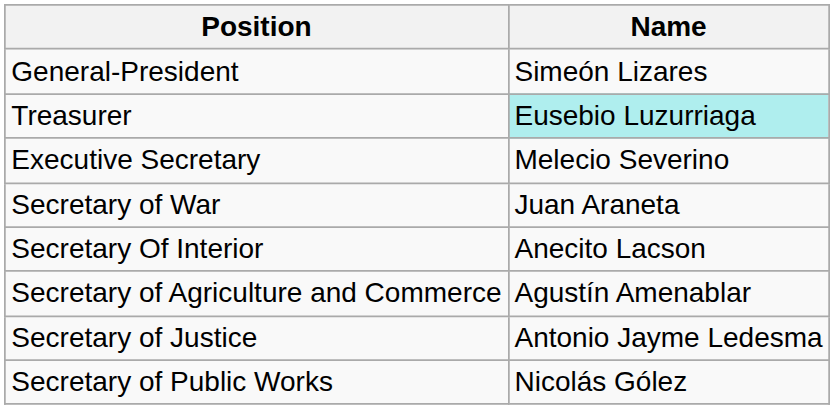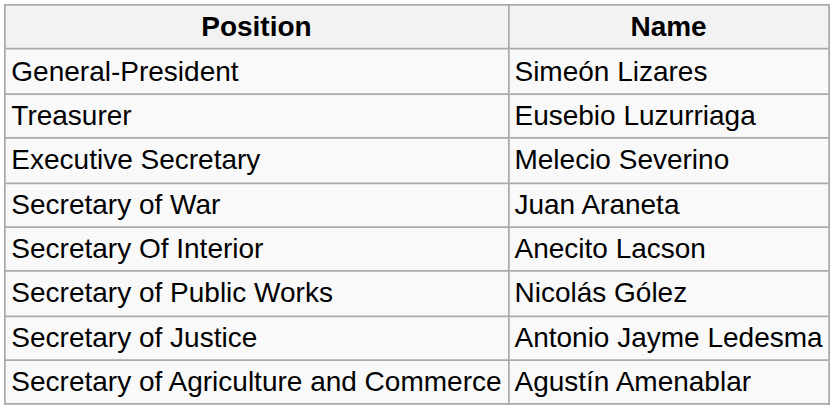(635, 115) paleturquoise background -> (635, 115) no background
rows swapped: (172, 381) <-> (256, 293)
